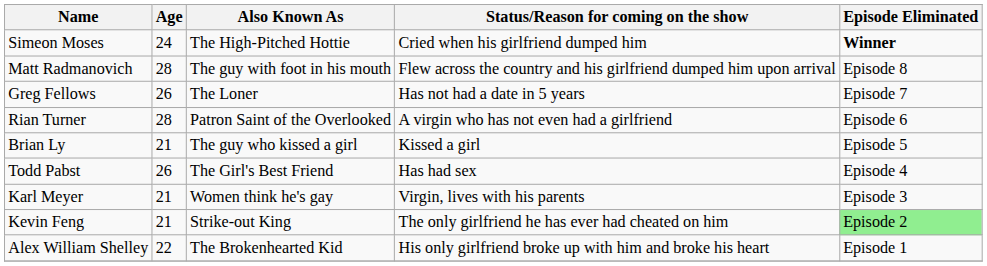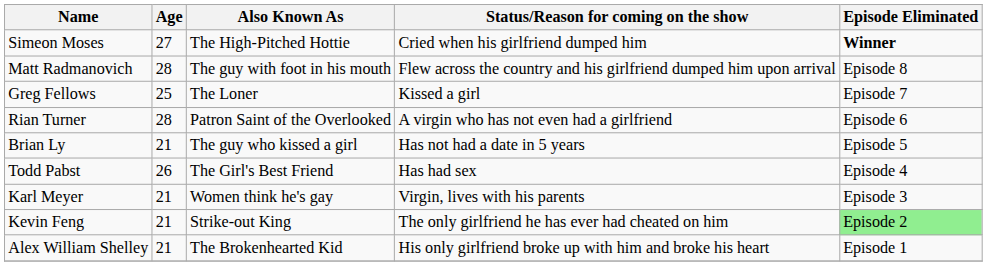(164, 42) 24 -> (164, 42) 27
(164, 94) 26 -> (164, 94) 25
(492, 94) Has not had a date in 5 years -> (439, 94) Kissed a girl
(439, 145) Kissed a girl -> (492, 145) Has not had a date in 5 years
(164, 247) 22 -> (164, 247) 21
